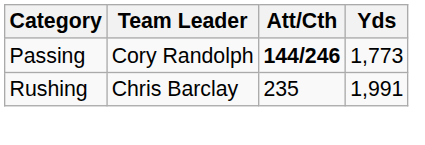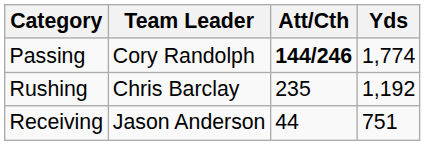(377, 55) 1,773 -> (389, 55) 1,774
(377, 88) 1,991 -> (389, 88) 1,192
+ row: (56, 122)
